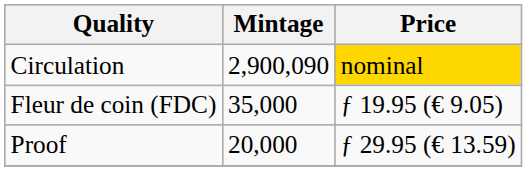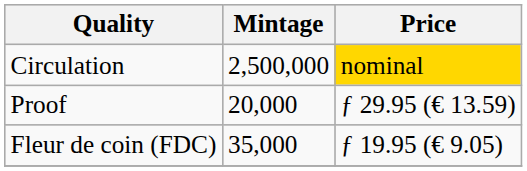(279, 64) 2,900,090 -> (279, 64) 2,500,000
rows swapped: (113, 104) <-> (39, 144)
